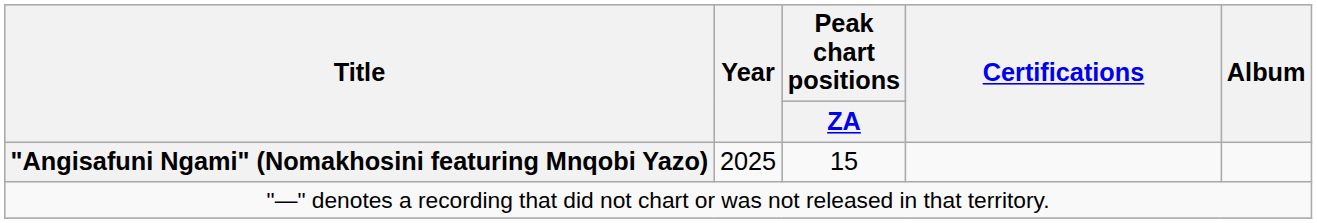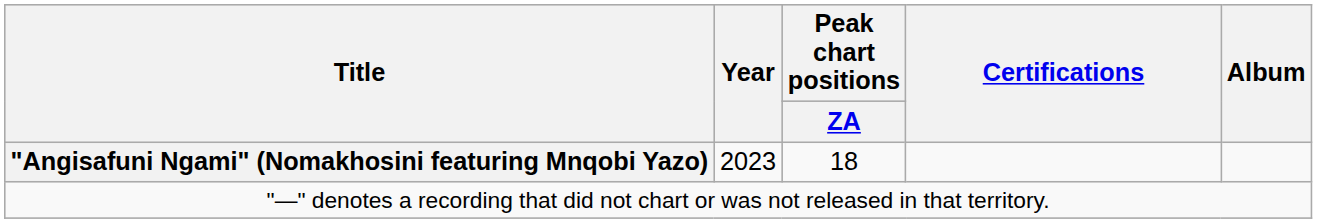(748, 161) 2025 -> (748, 161) 2023
(844, 161) 15 -> (844, 161) 18
